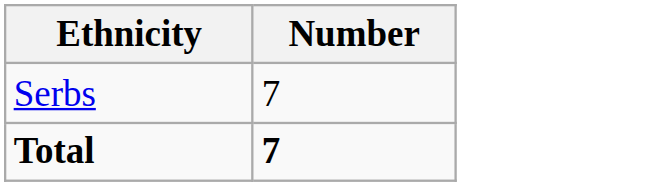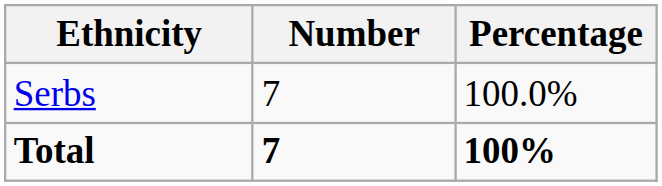+ column: (556, 33)
